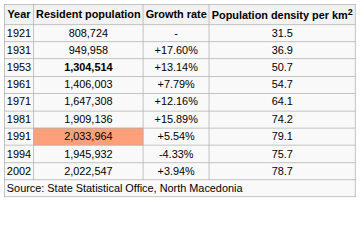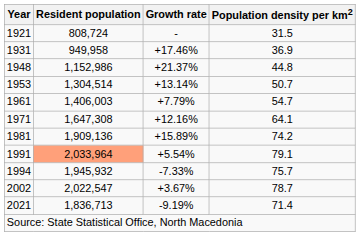(176, 50) +17.60% -> (176, 50) +17.46%
+ row: (19, 67)
(88, 67) bold -> (88, 85) normal
(176, 154) -4.33% -> (176, 171) -7.33%
(176, 171) +3.94% -> (176, 188) +3.67%
+ row: (19, 205)
